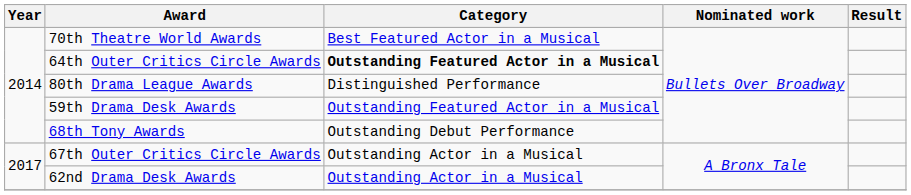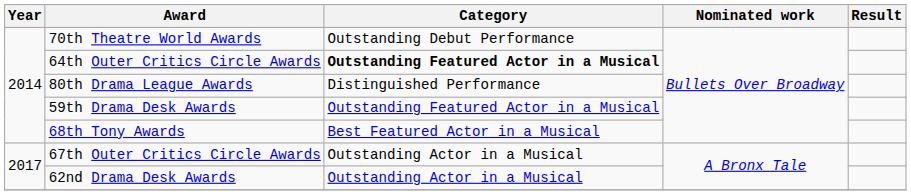(464, 39) Best Featured Actor in a Musical -> (451, 39) Outstanding Debut Performance
(451, 132) Outstanding Debut Performance -> (464, 132) Best Featured Actor in a Musical
